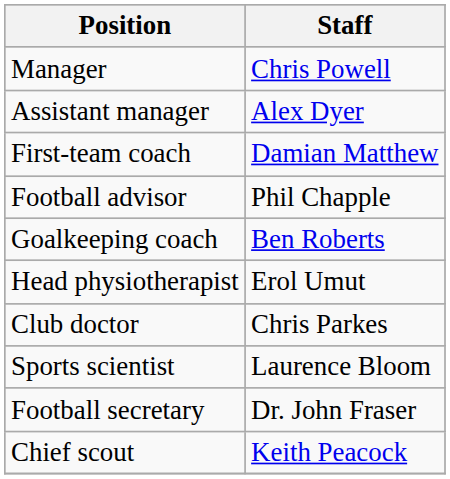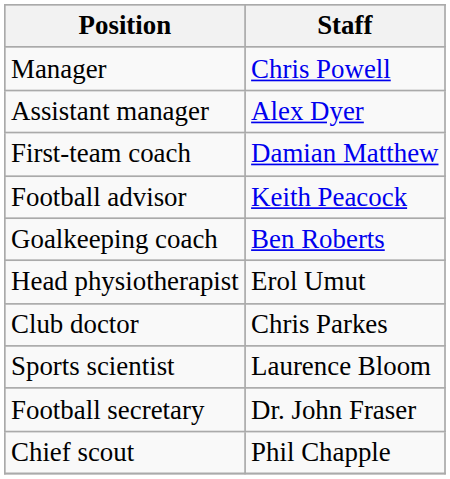(321, 196) Phil Chapple -> (329, 196) Keith Peacock
(329, 452) Keith Peacock -> (321, 452) Phil Chapple
